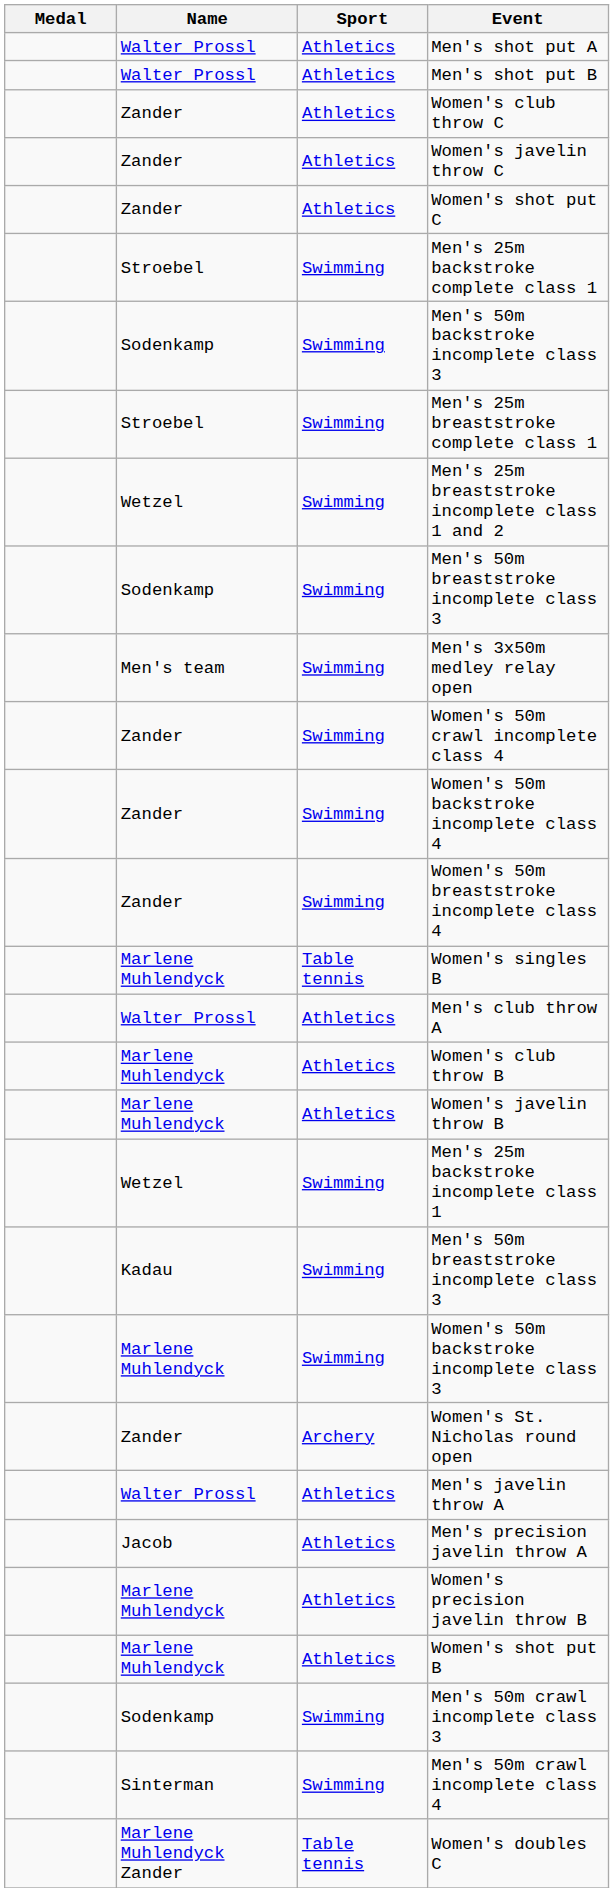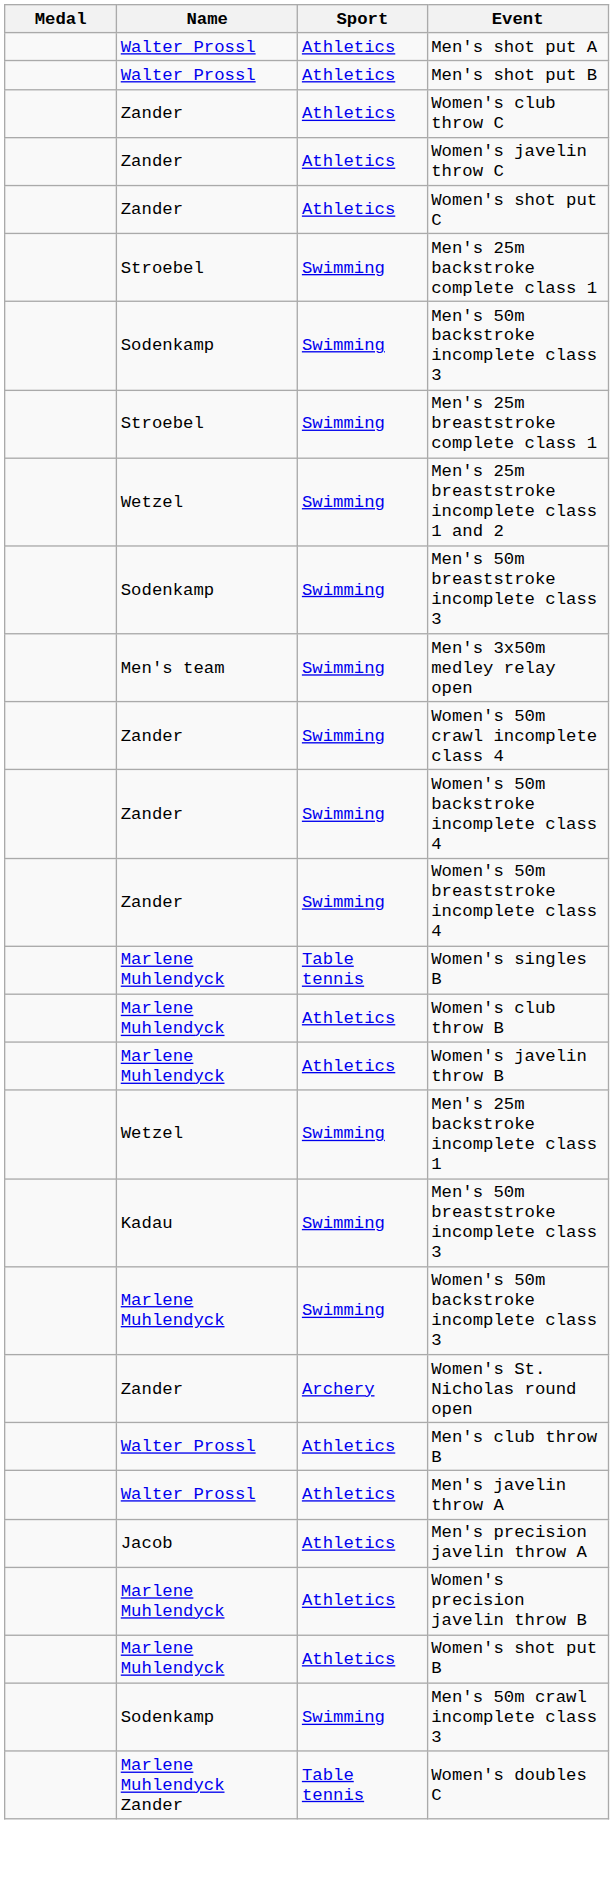- row: (188, 1018)
+ row: (188, 1447)
- row: (167, 1785)
